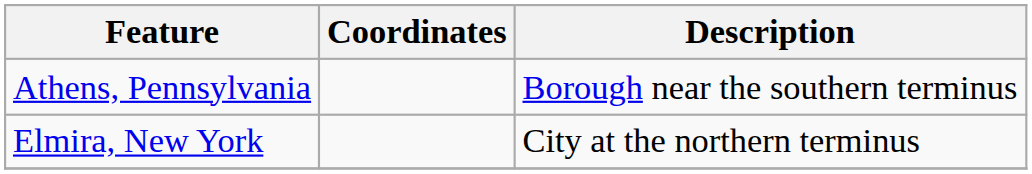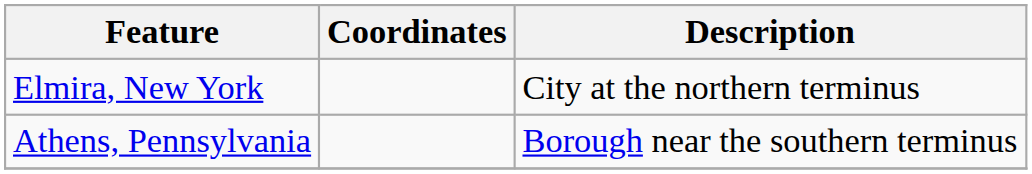rows swapped: (138, 140) <-> (162, 86)
